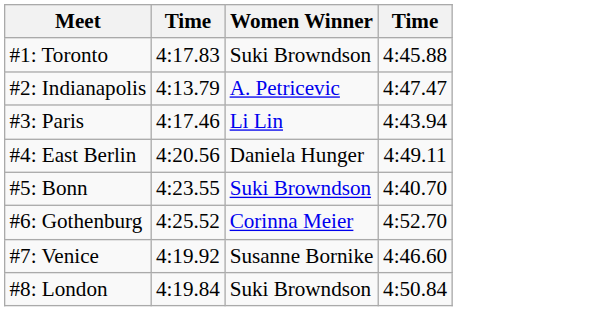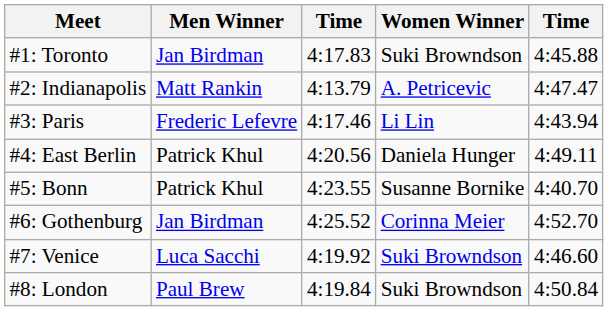+ column: (227, 21)
(300, 188) Suki Browndson -> (453, 188) Susanne Bornike
(301, 255) Susanne Bornike -> (451, 255) Suki Browndson
